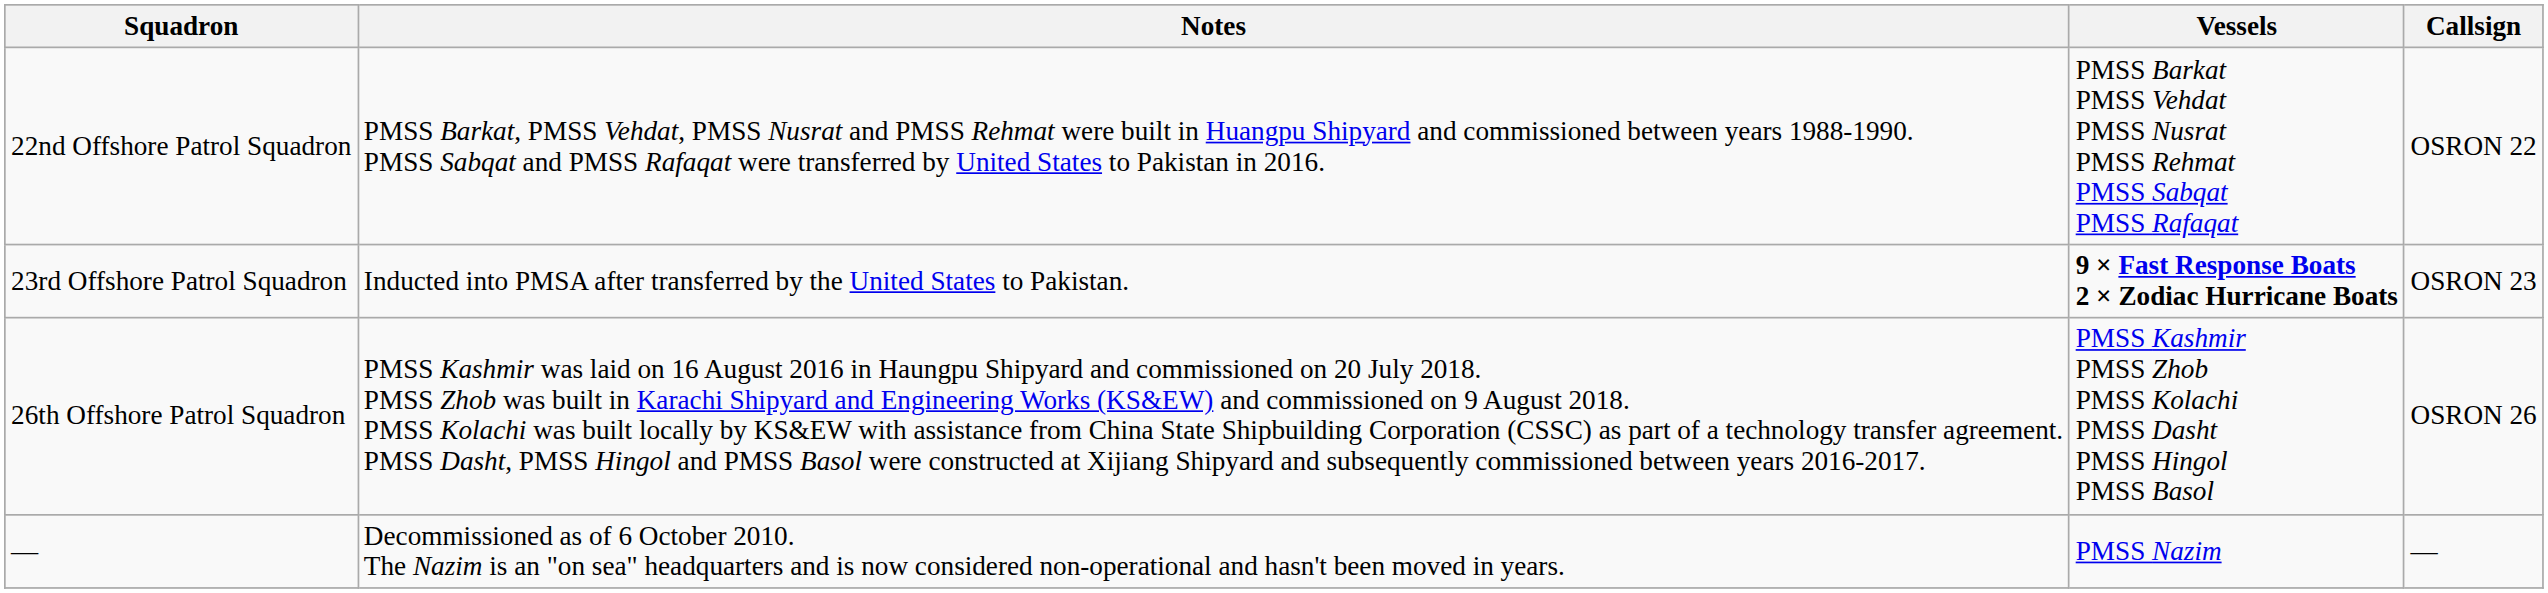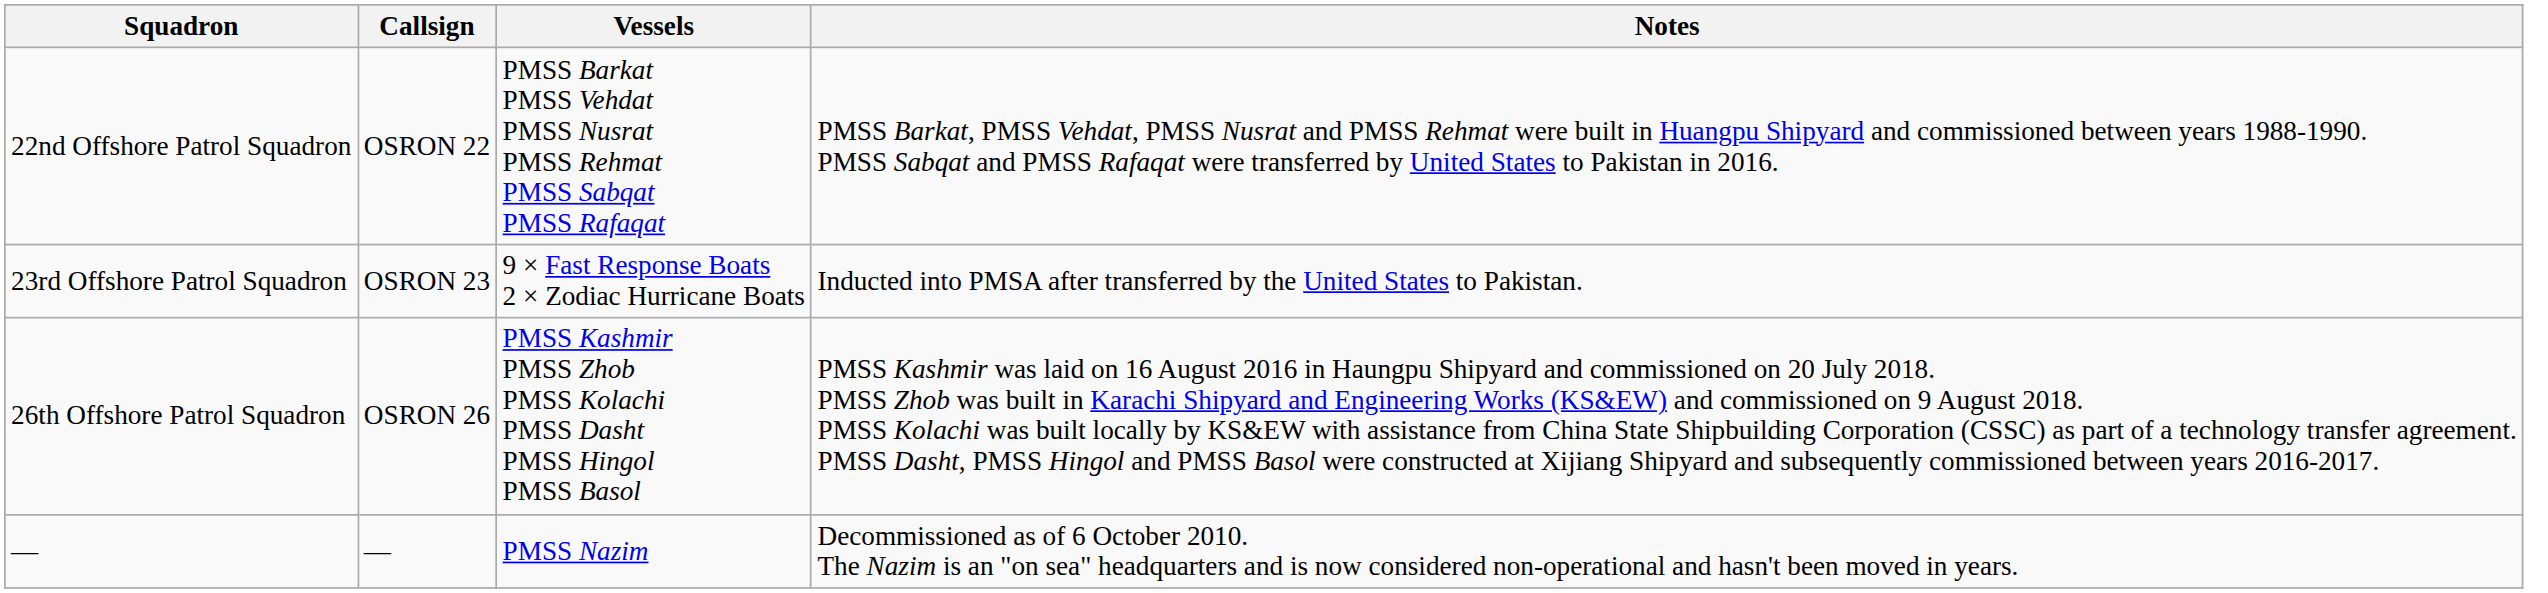columns swapped: (2474, 26) <-> (1213, 26)
(2237, 280) bold -> (654, 280) normal
